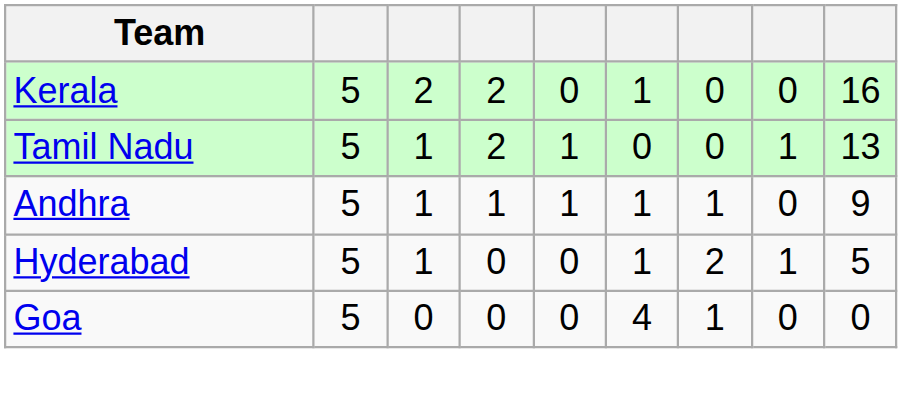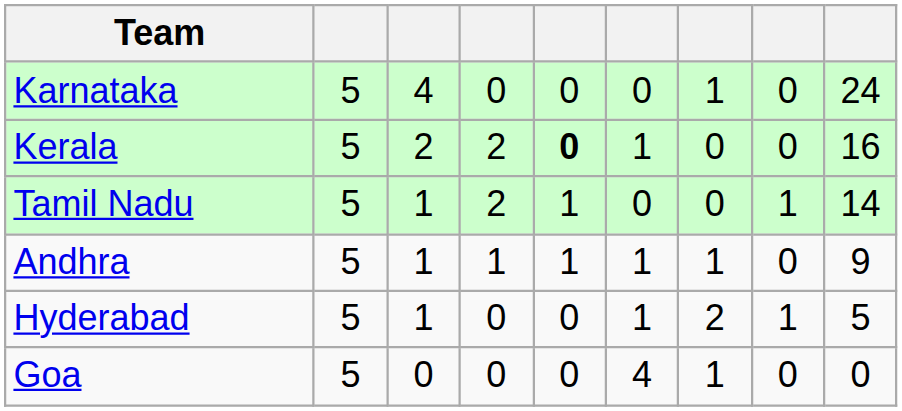+ row: (95, 90)
(569, 90) normal -> (569, 147) bold
(861, 147) 13 -> (861, 204) 14
